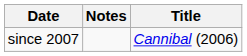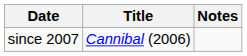columns swapped: (186, 16) <-> (106, 16)
